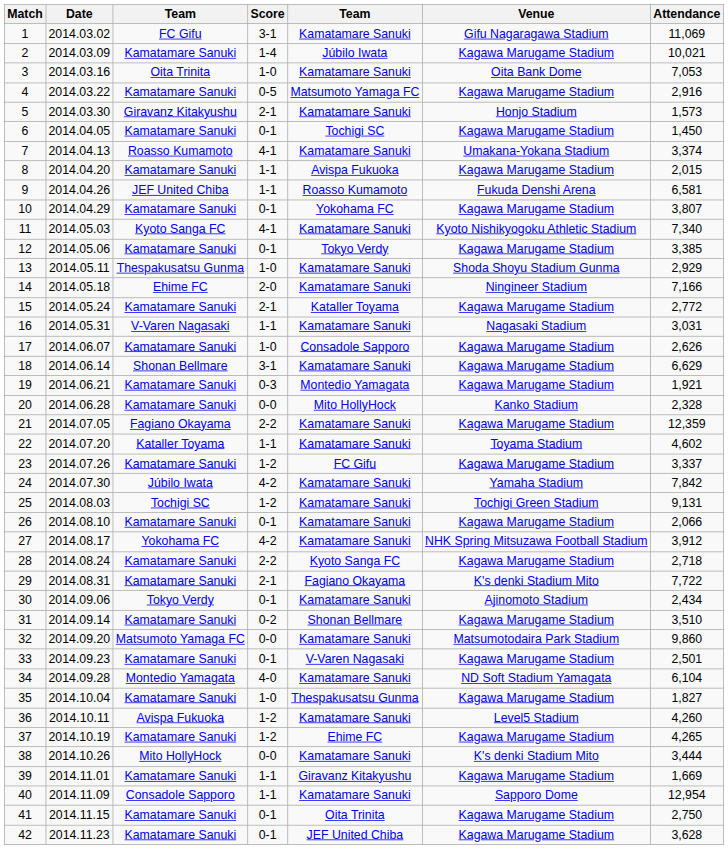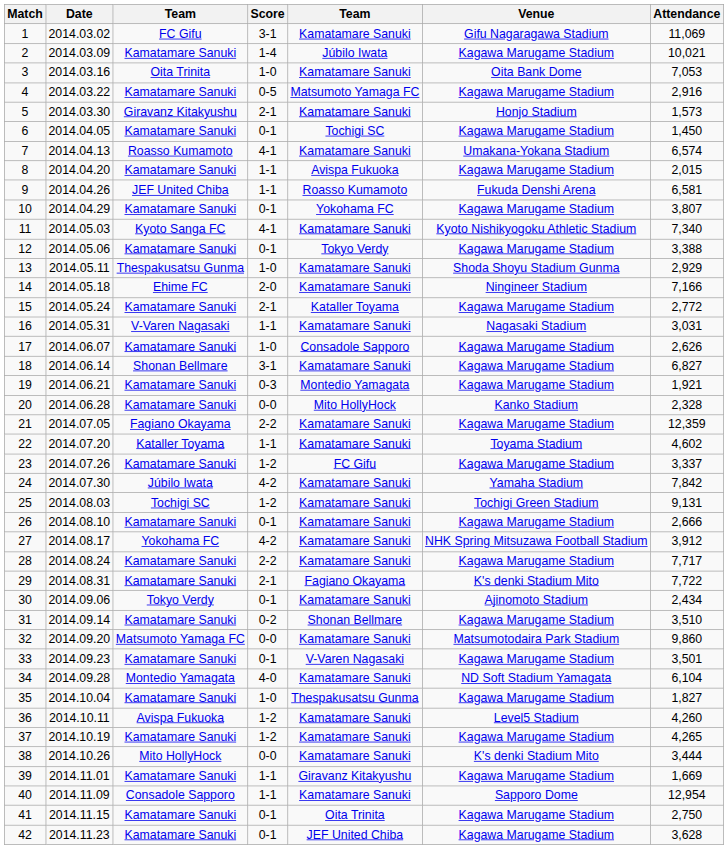(687, 151) 3,374 -> (687, 151) 6,574
(687, 248) 3,385 -> (687, 248) 3,388
(687, 365) 6,629 -> (687, 365) 6,827
(687, 522) 2,066 -> (687, 522) 2,666
(355, 561) Kyoto Sanga FC -> (355, 561) Kamatamare Sanuki
(687, 561) 2,718 -> (687, 561) 7,717
(687, 659) 2,501 -> (687, 659) 3,501
(355, 737) Ehime FC -> (355, 737) Kamatamare Sanuki
